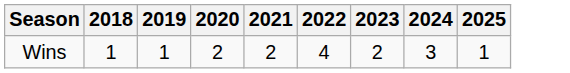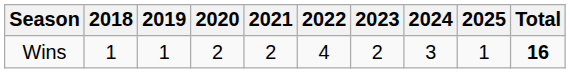+ column: (538, 20)
